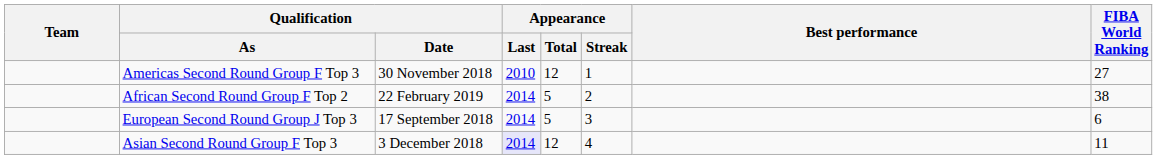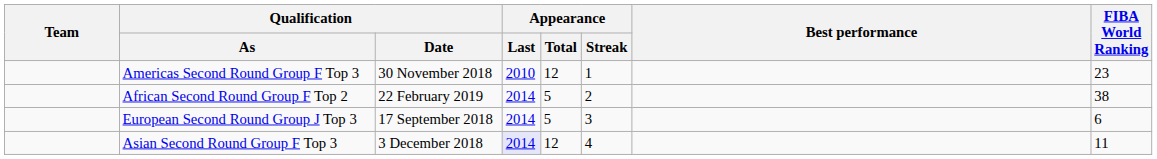(1102, 72) 27 -> (1102, 72) 23
